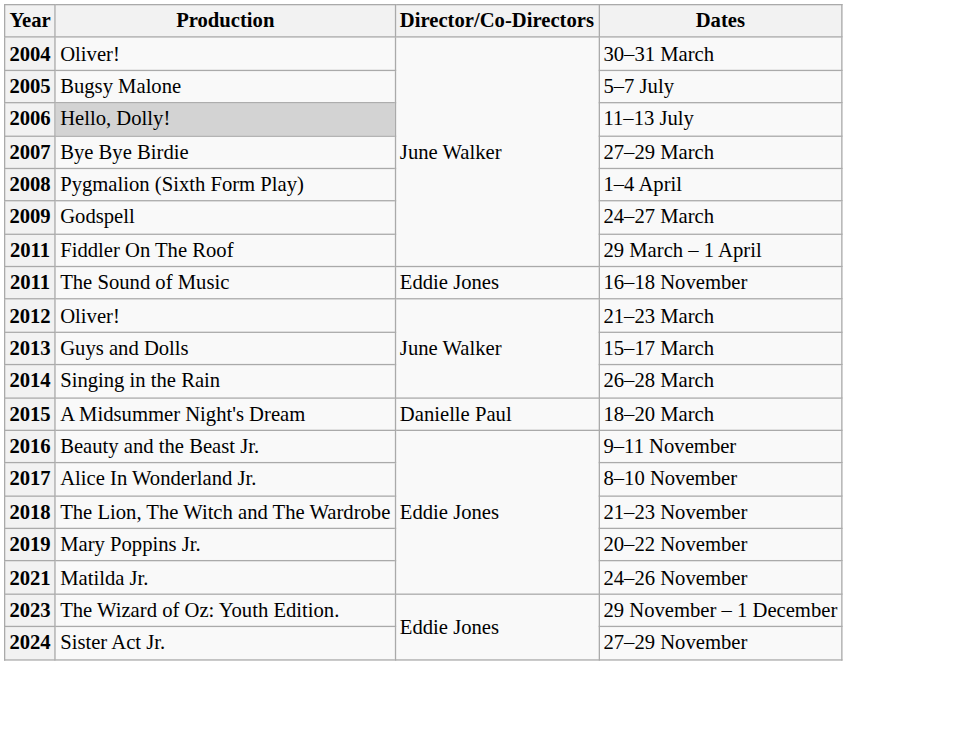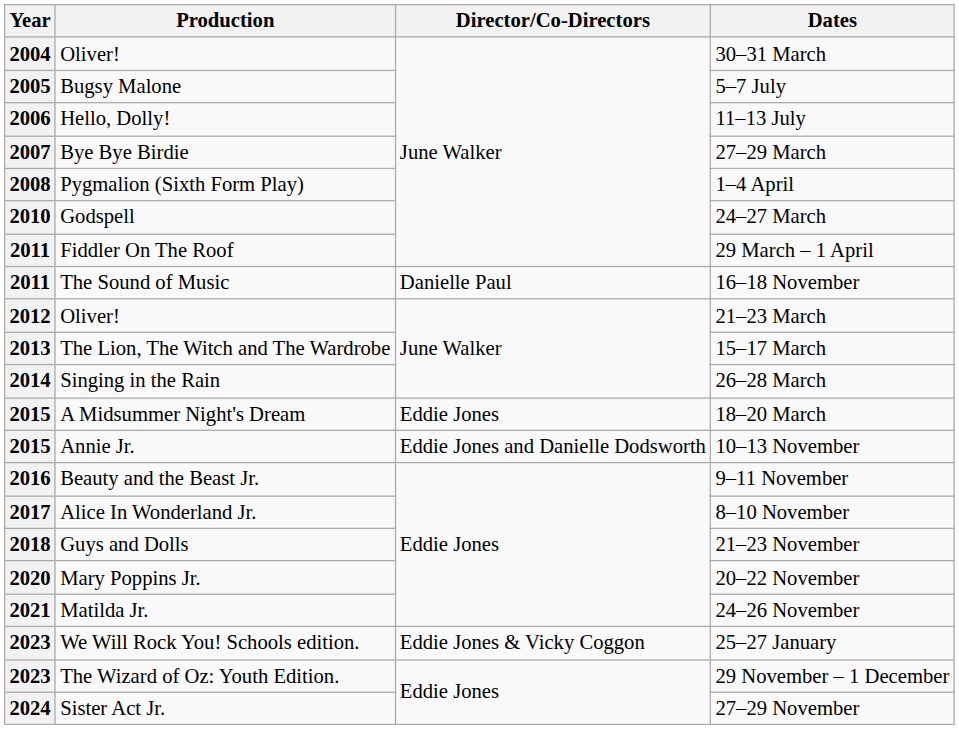(115, 119) lightgrey background -> (115, 119) no background
(30, 217) 2009 -> (30, 217) 2010
(449, 282) Eddie Jones -> (456, 282) Danielle Paul
(124, 348) Guys and Dolls -> (225, 348) The Lion, The Witch and The Wardrobe
(456, 413) Danielle Paul -> (449, 413) Eddie Jones
+ row: (787, 446)
(225, 511) The Lion, The Witch and The Wardrobe -> (124, 544) Guys and Dolls
(30, 544) 2019 -> (30, 577) 2020
+ row: (776, 642)
